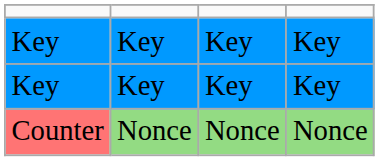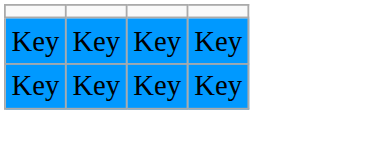- row: (58, 131)
